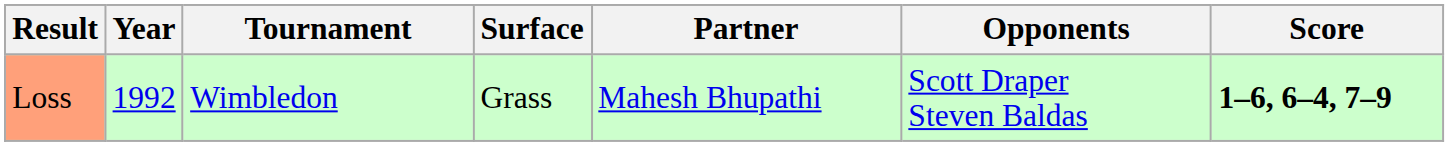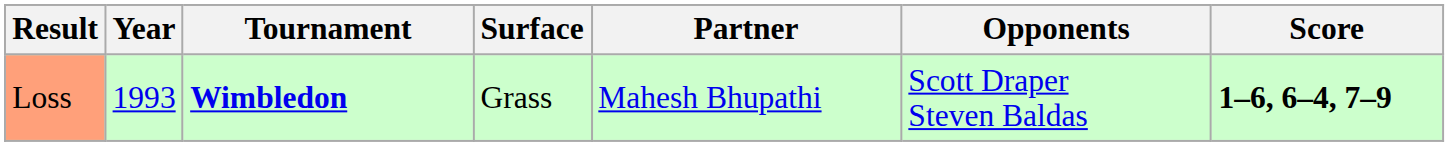(144, 97) 1992 -> (144, 97) 1993
(264, 97) normal -> (269, 97) bold
